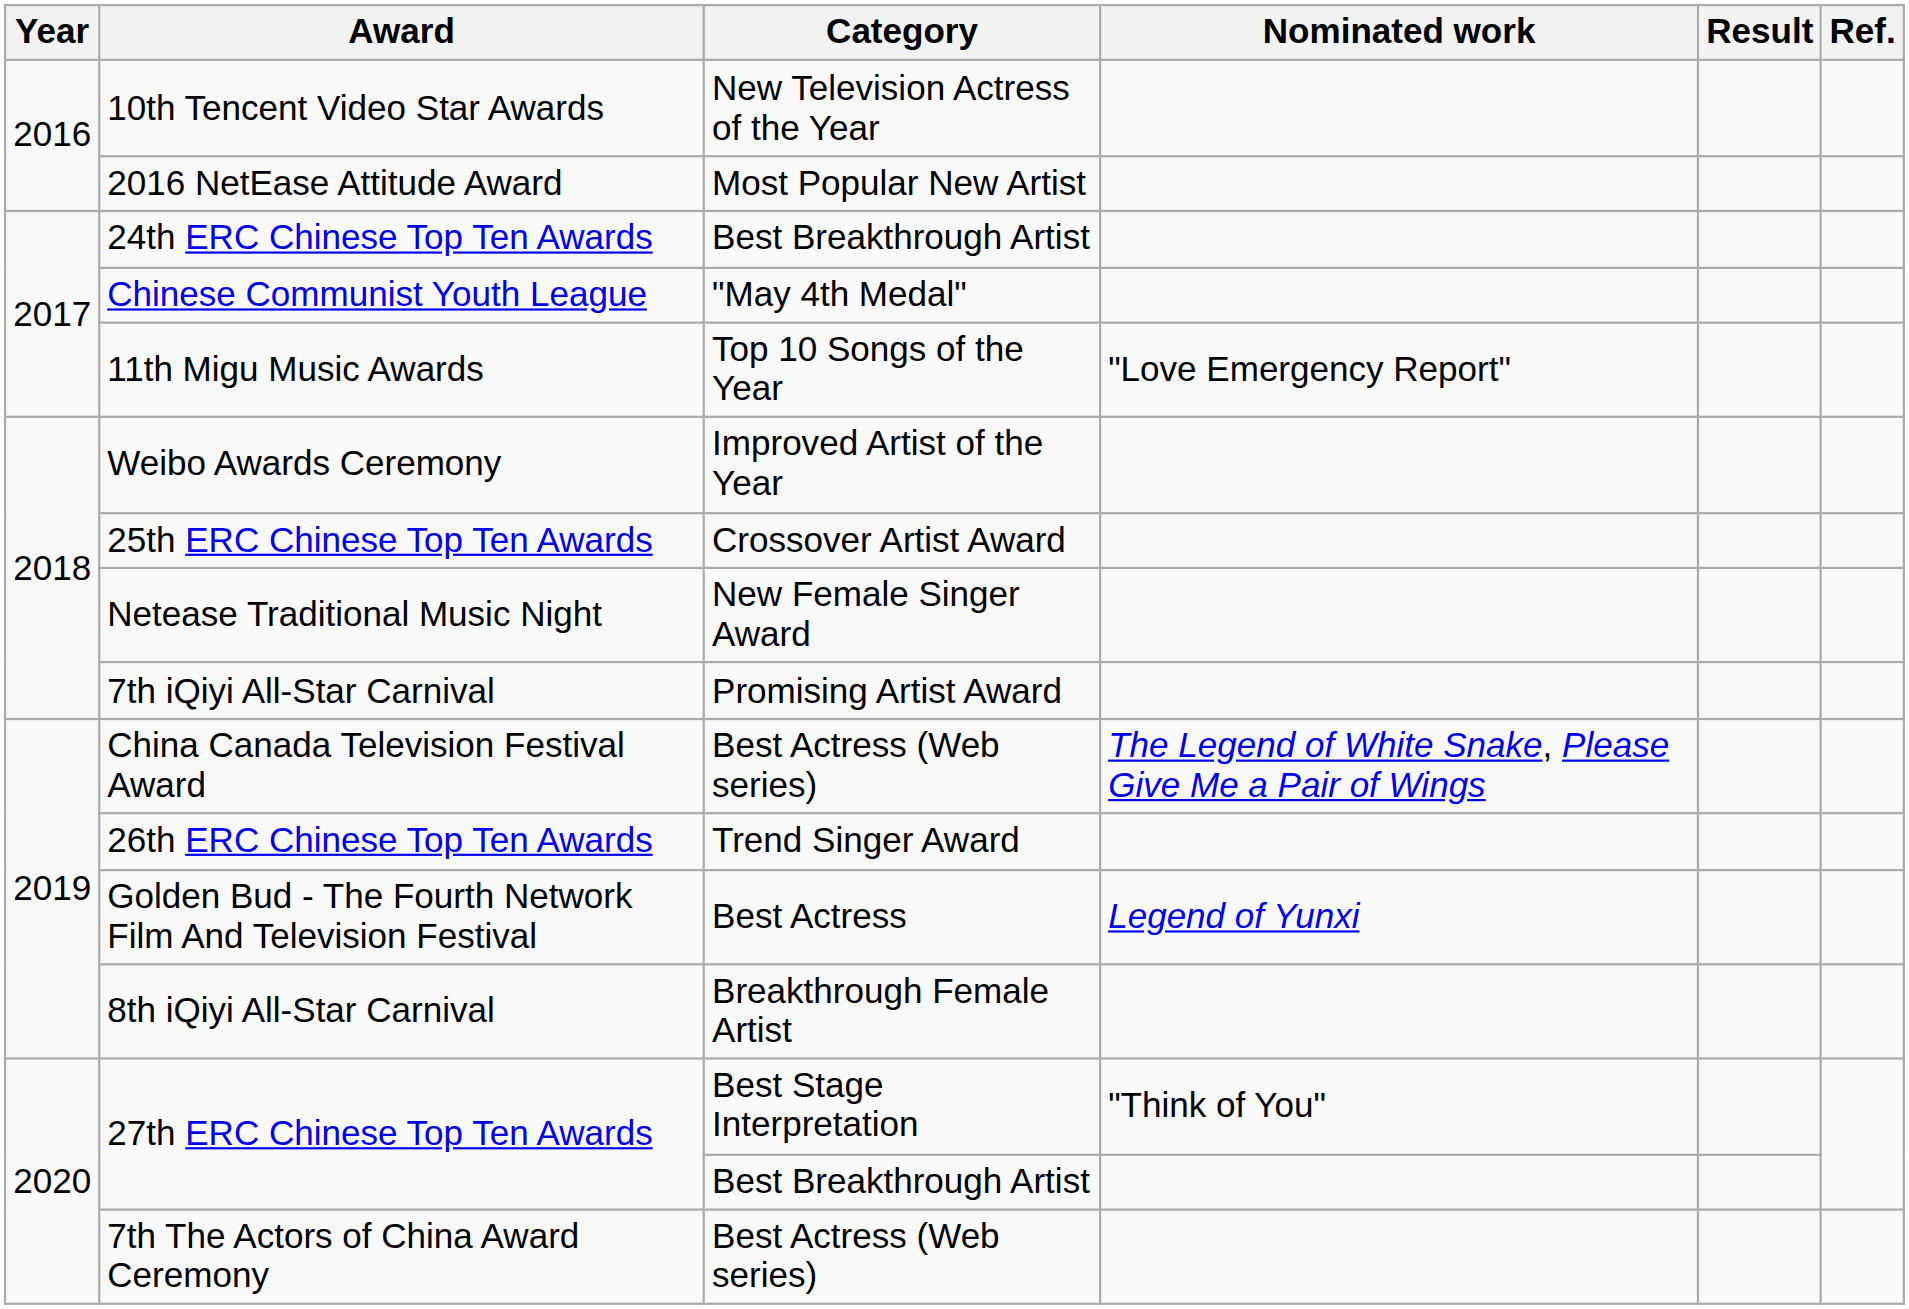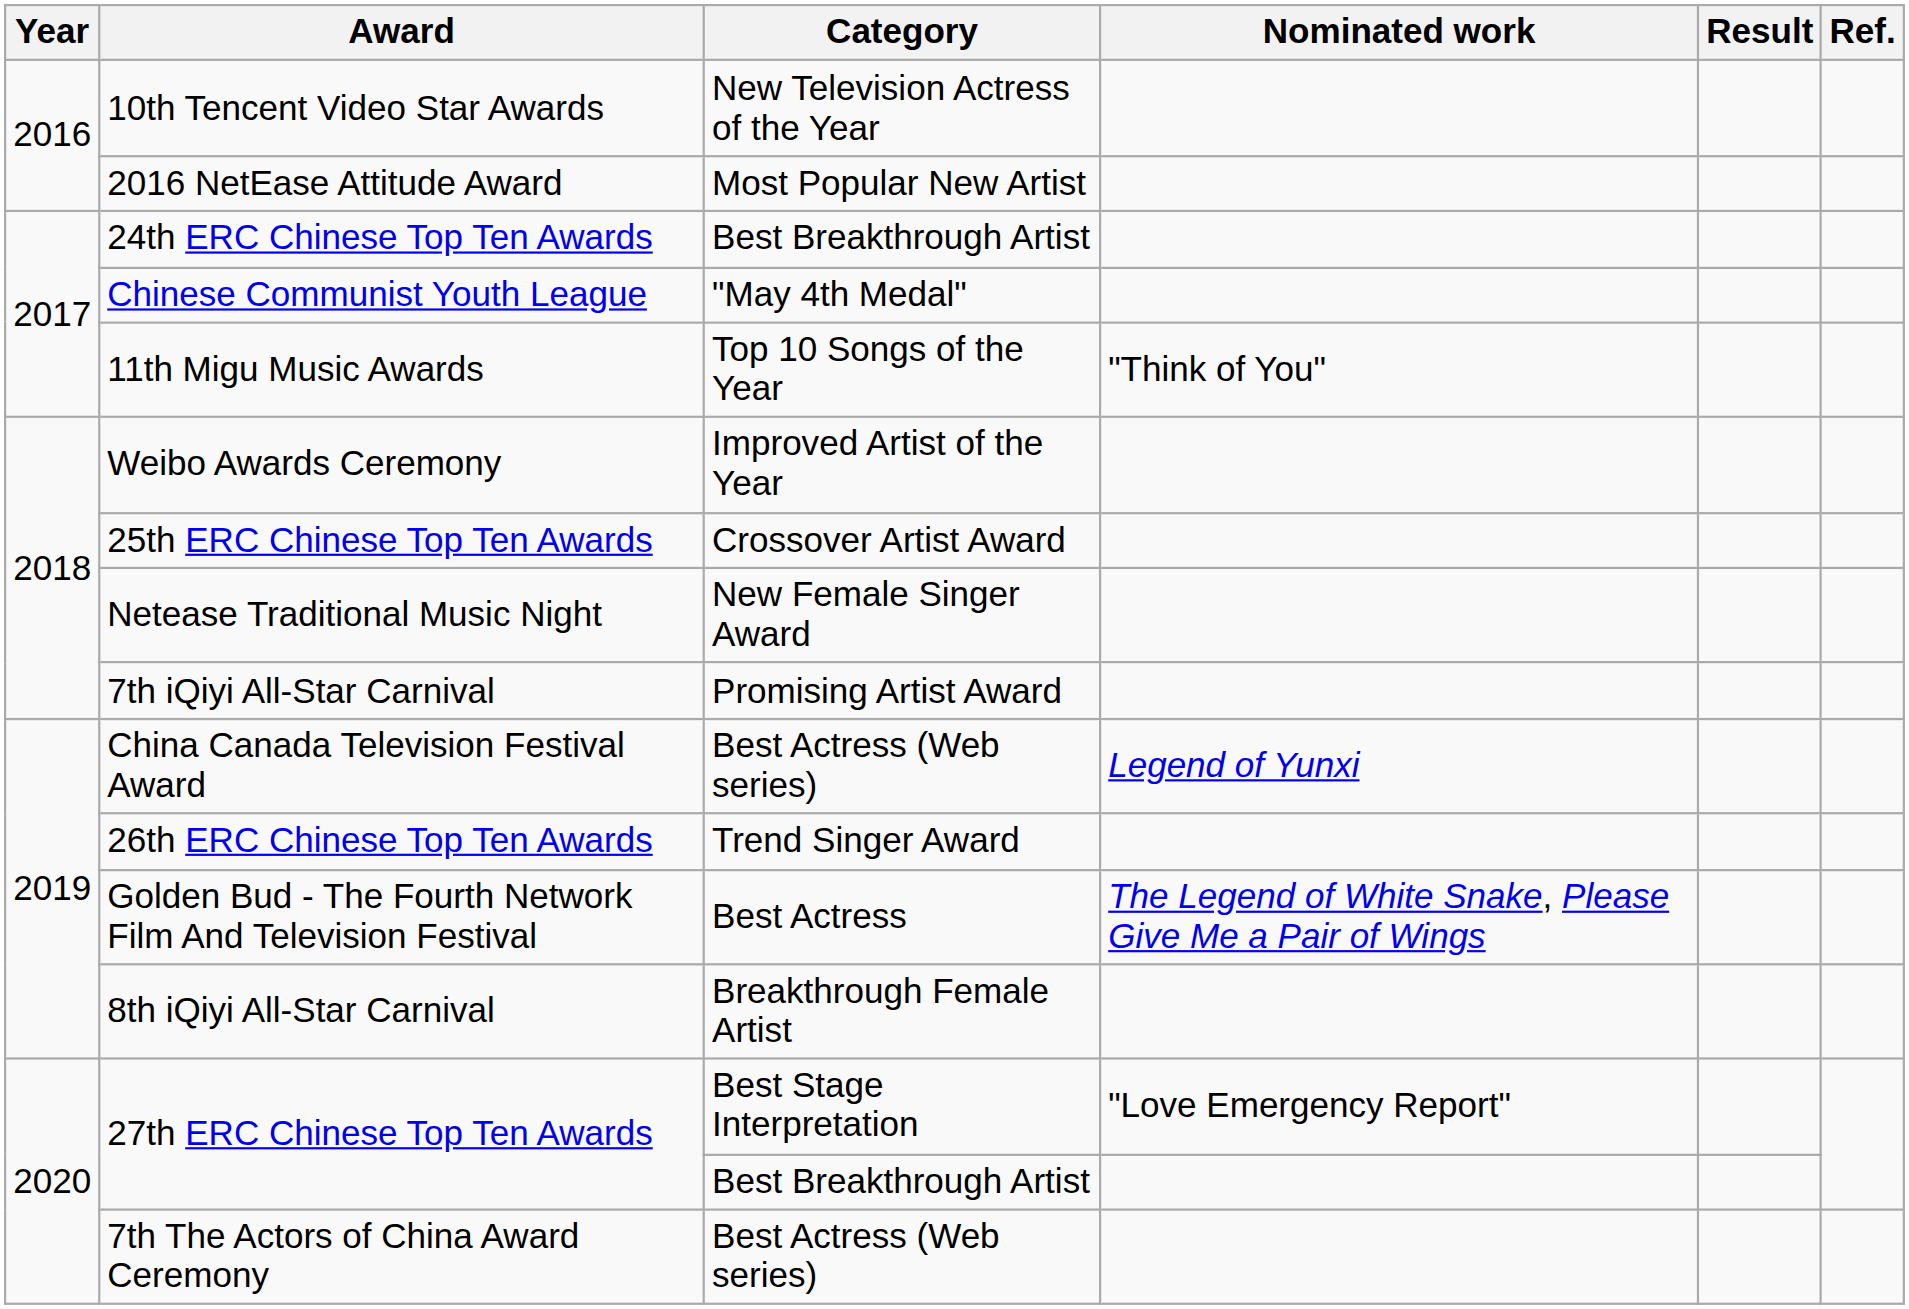(1310, 369) "Love Emergency Report" -> (1217, 369) "Think of You"
(1389, 765) The Legend of White Snake, Please Give Me a Pair of Wings -> (1234, 765) Legend of Yunxi
(1234, 915) Legend of Yunxi -> (1389, 915) The Legend of White Snake, Please Give Me a Pair of Wings
(1217, 1105) "Think of You" -> (1310, 1105) "Love Emergency Report"
